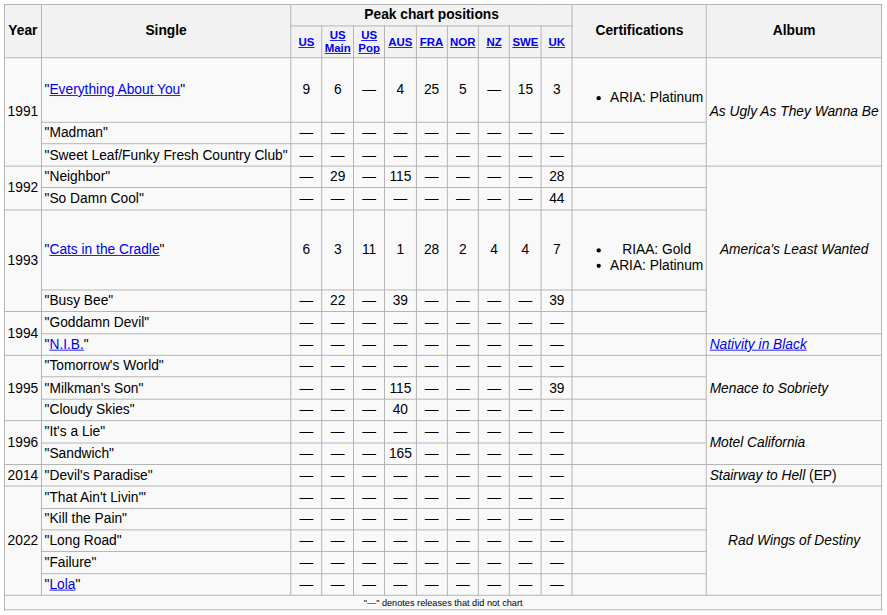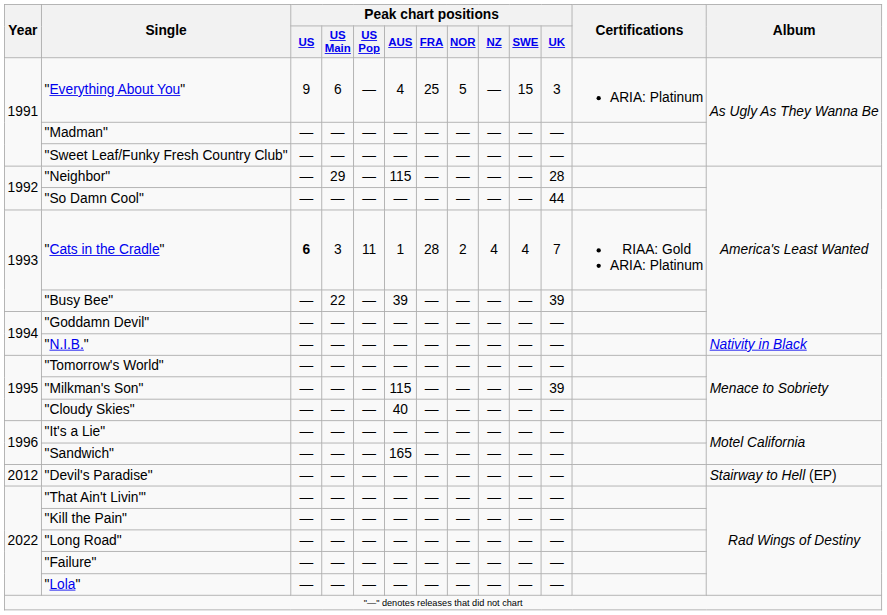(306, 249) normal -> (306, 249) bold
(23, 475) 2014 -> (23, 475) 2012
